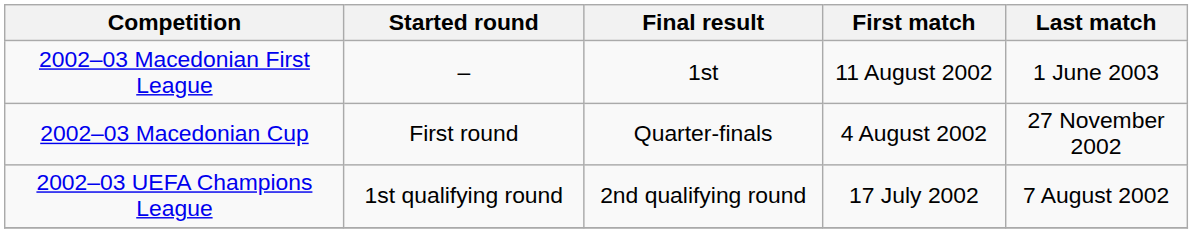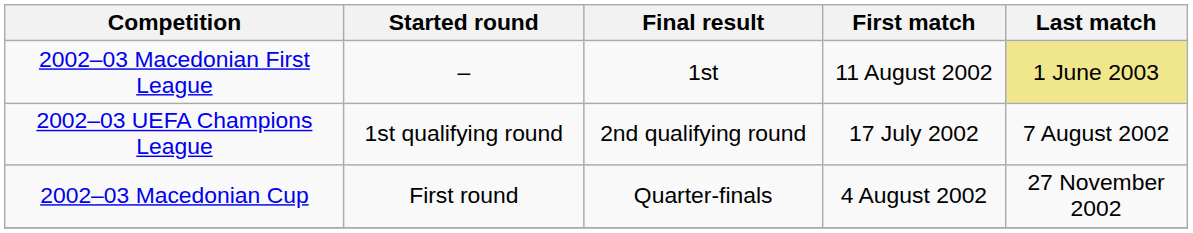(1096, 71) no background -> (1096, 71) khaki background
rows swapped: (174, 133) <-> (174, 195)
